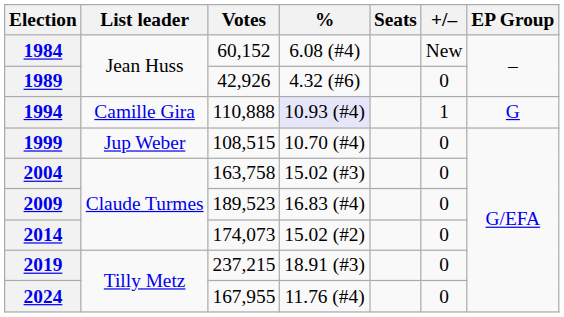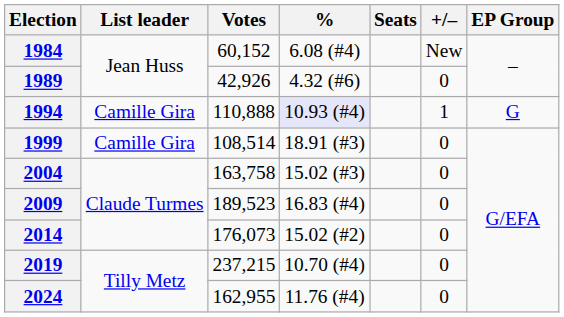(145, 142) Jup Weber -> (145, 142) Camille Gira
(244, 142) 108,515 -> (244, 142) 108,514
(325, 142) 10.70 (#4) -> (325, 142) 18.91 (#3)
(244, 234) 174,073 -> (244, 234) 176,073
(325, 265) 18.91 (#3) -> (325, 265) 10.70 (#4)
(244, 296) 167,955 -> (244, 296) 162,955
